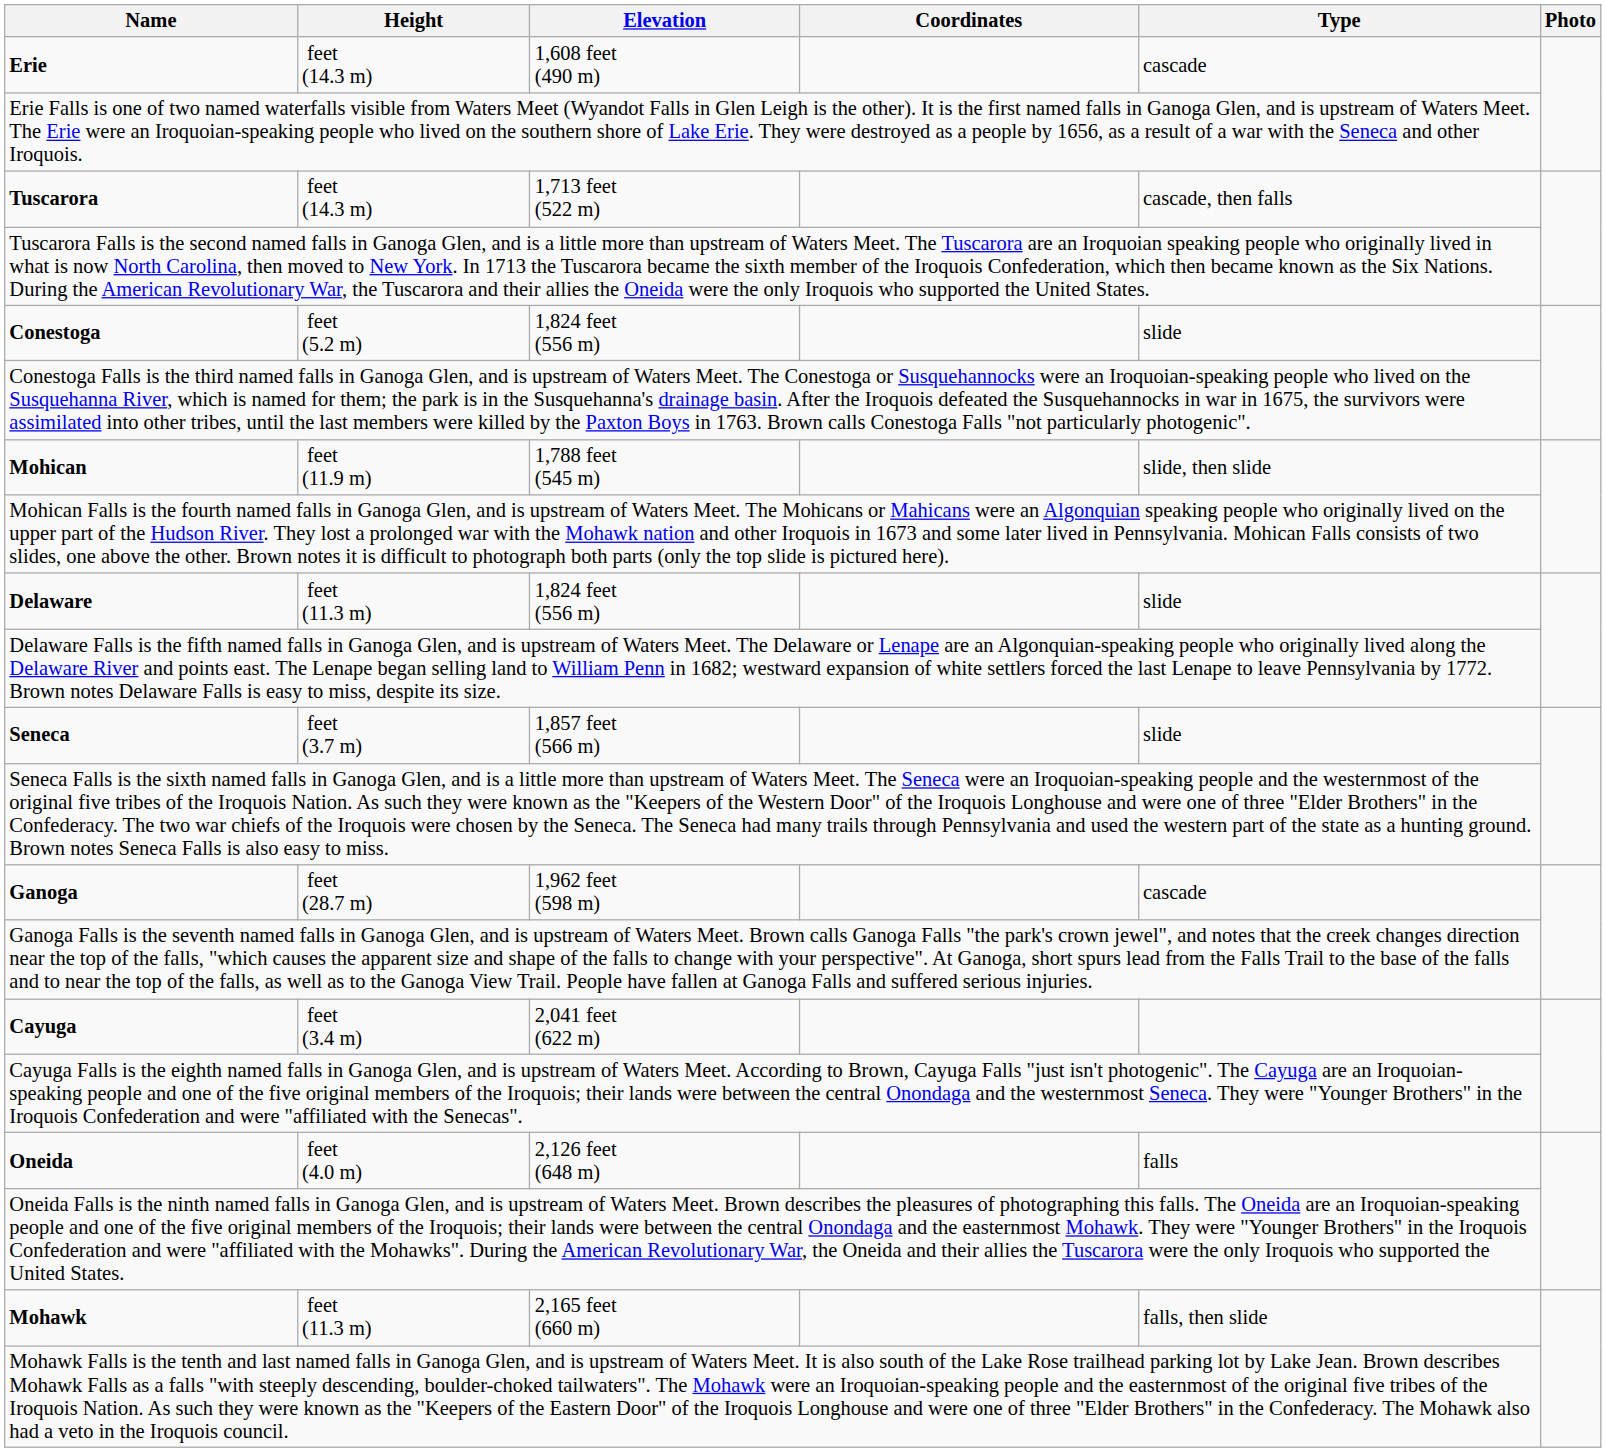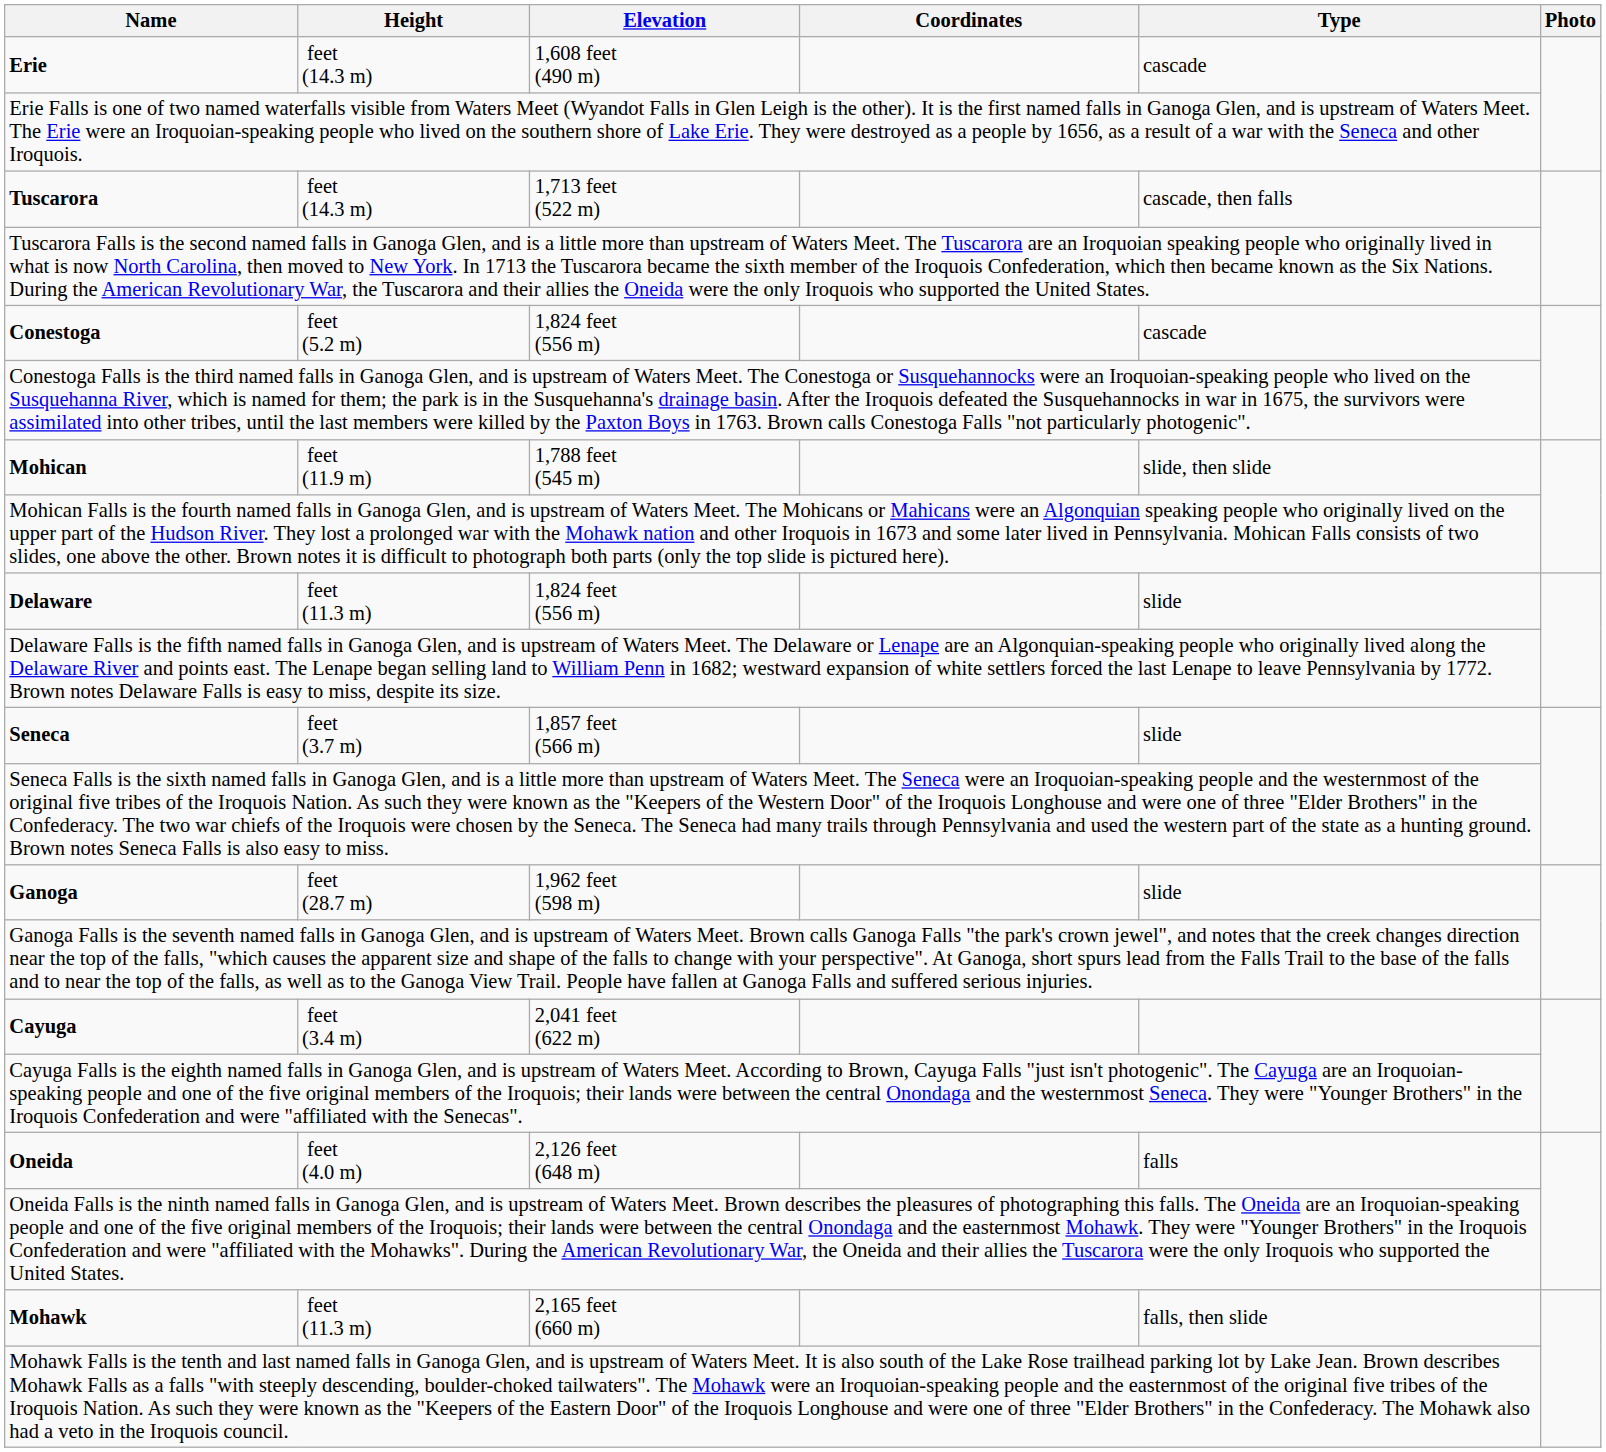(1162, 332) slide -> (1175, 332) cascade
(1175, 892) cascade -> (1162, 892) slide
